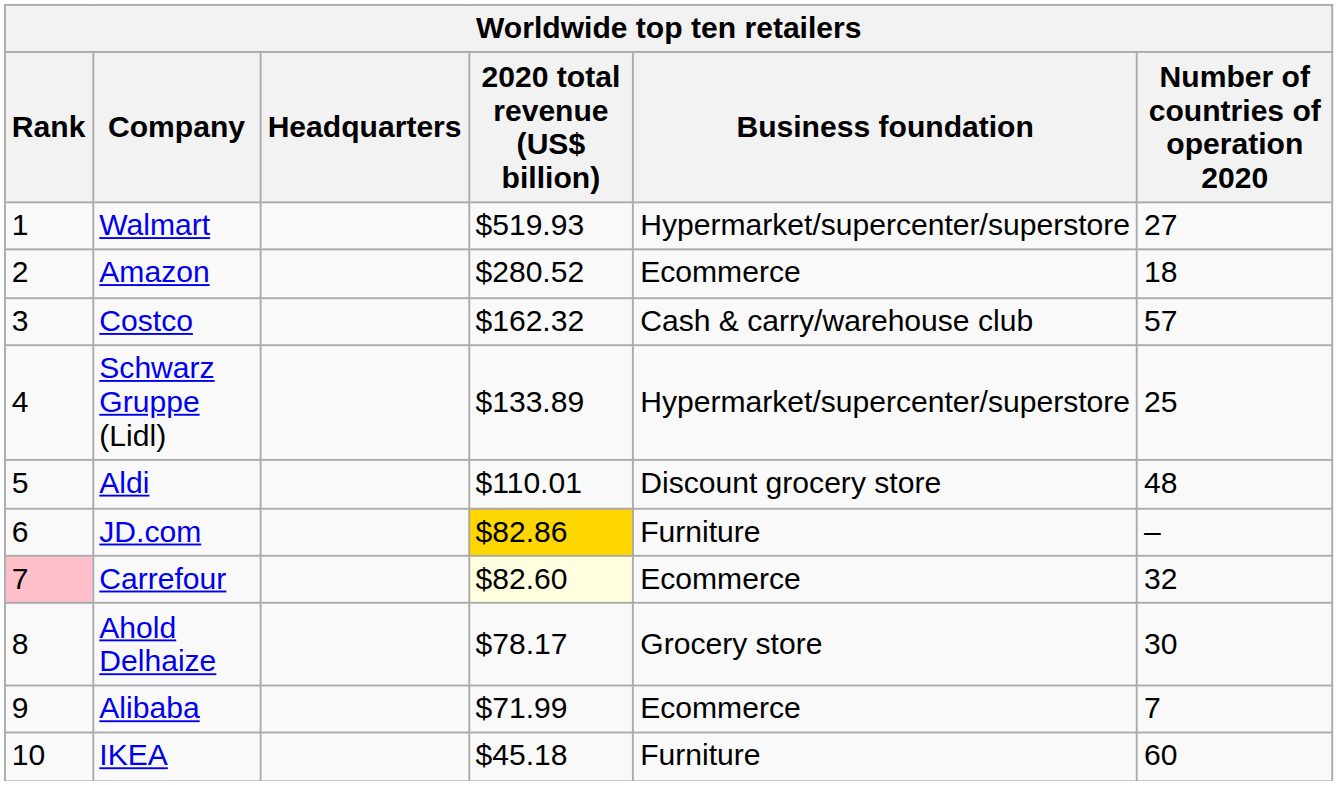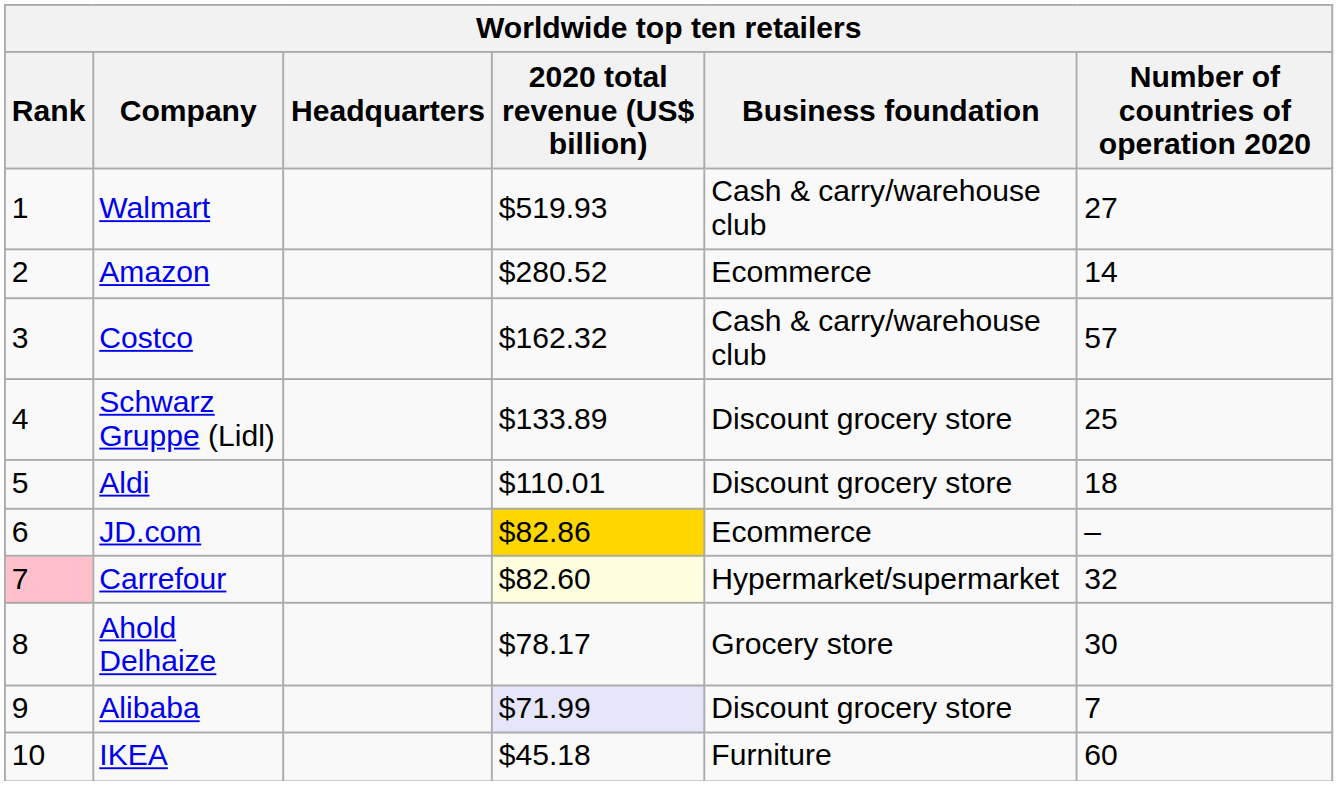(885, 225) Hypermarket/supercenter/superstore -> (876, 208) Cash & carry/warehouse club
(1161, 272) 18 -> (1101, 272) 14
(885, 402) Hypermarket/supercenter/superstore -> (862, 419) Discount grocery store
(1161, 483) 48 -> (1101, 483) 18
(700, 531) Furniture -> (792, 531) Ecommerce
(720, 579) Ecommerce -> (885, 579) Hypermarket/supermarket
(521, 708) no background -> (545, 708) lavender background
(720, 708) Ecommerce -> (862, 708) Discount grocery store
